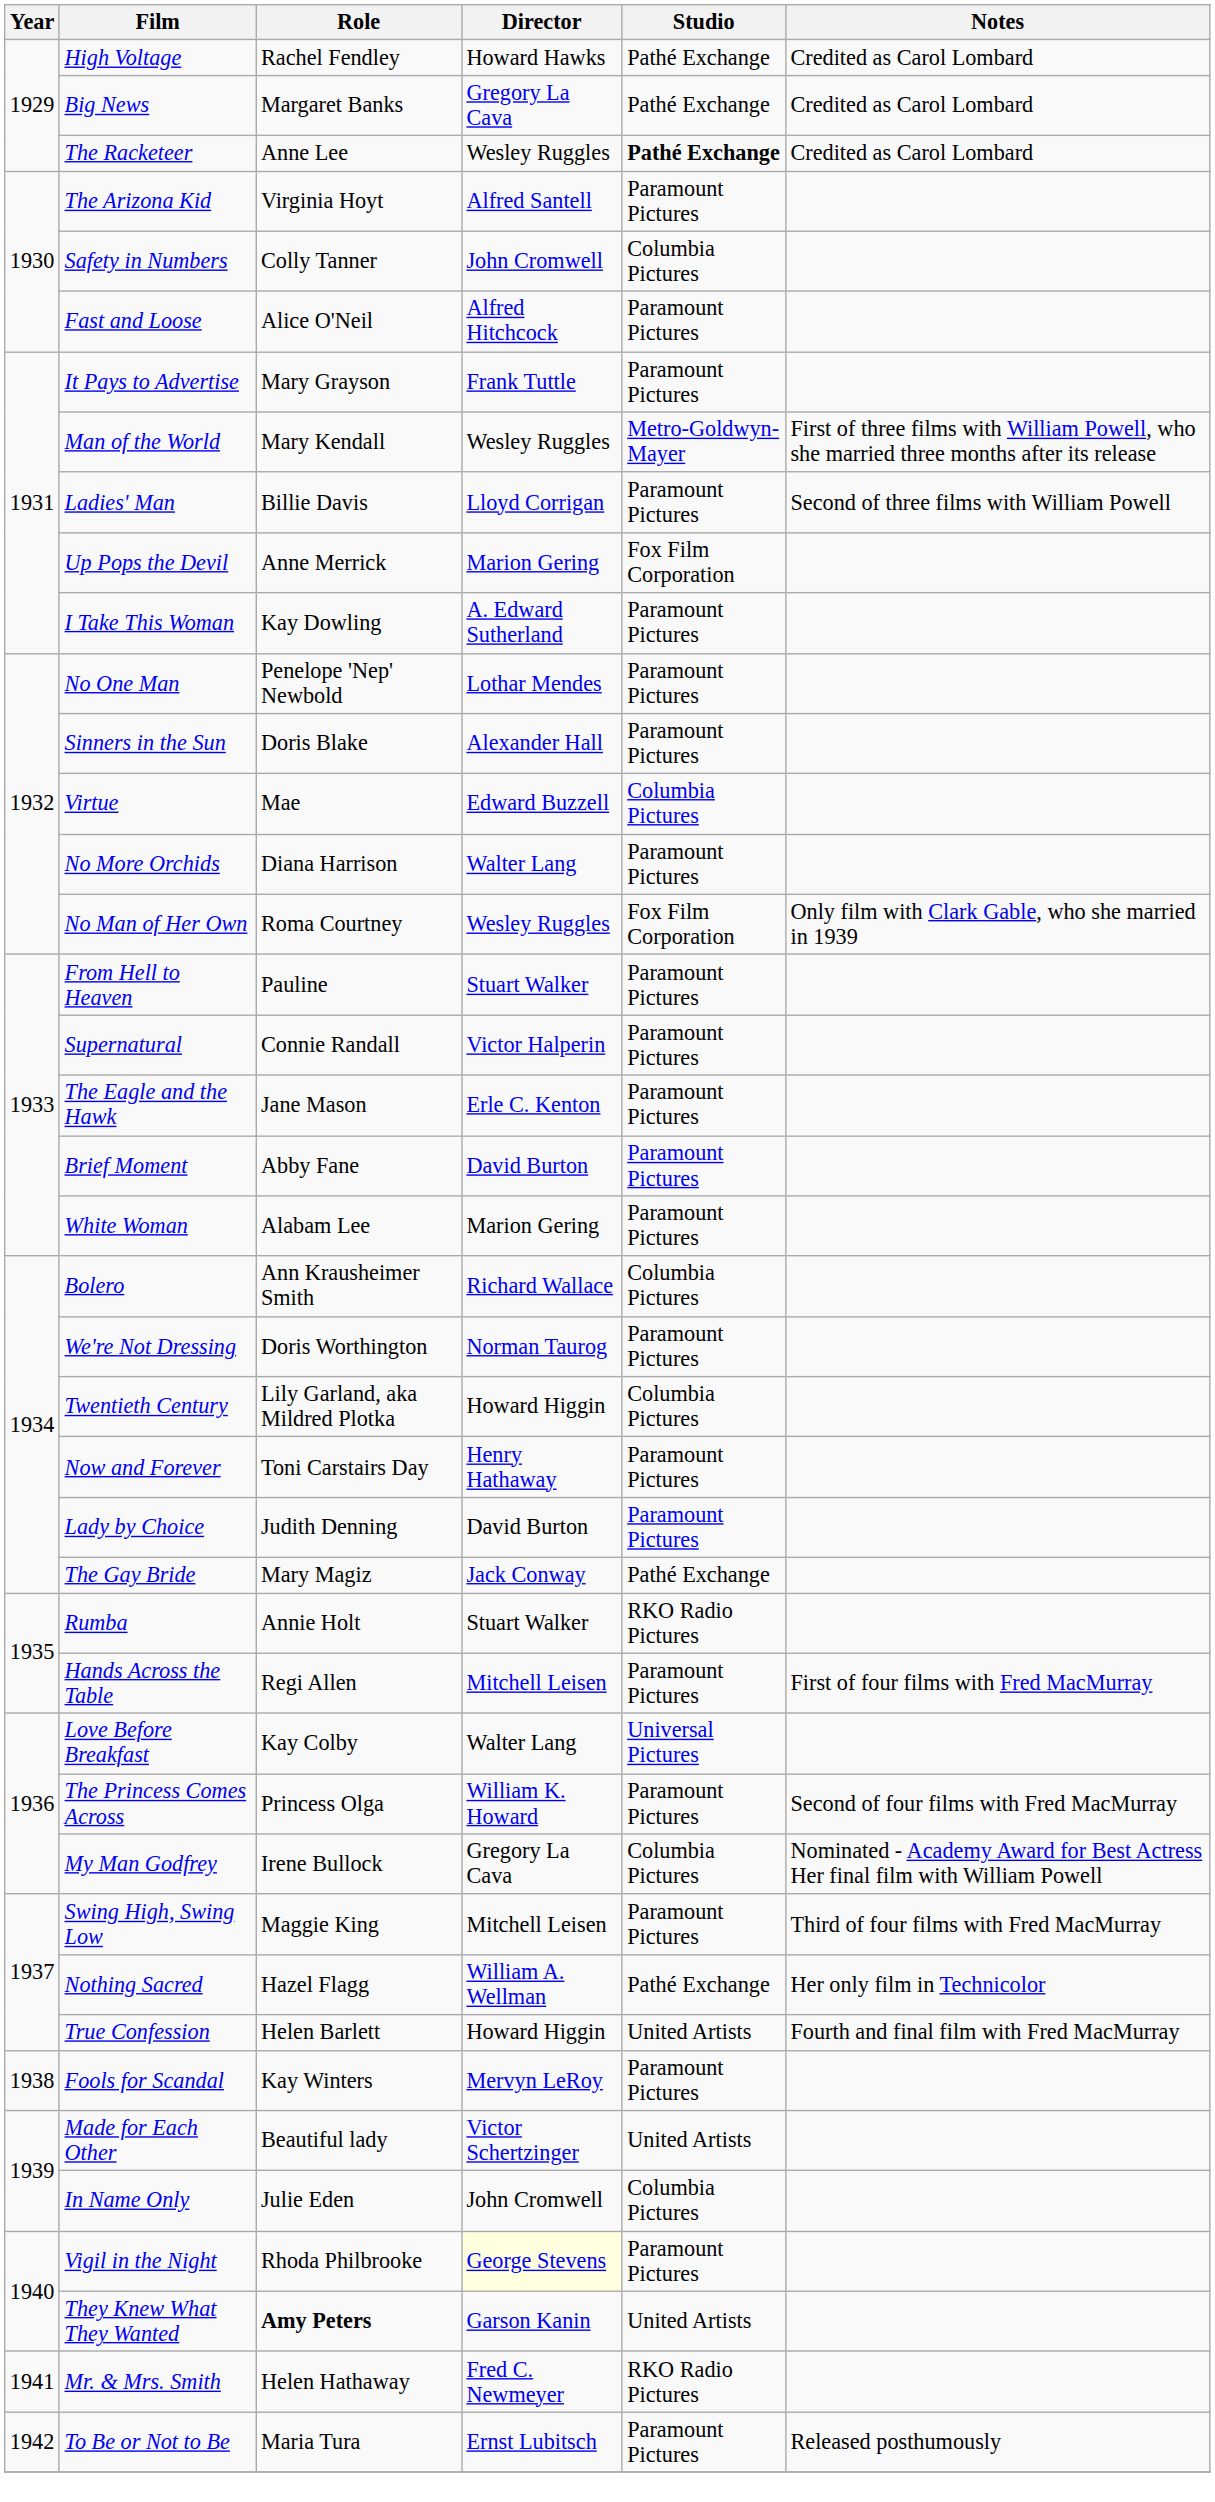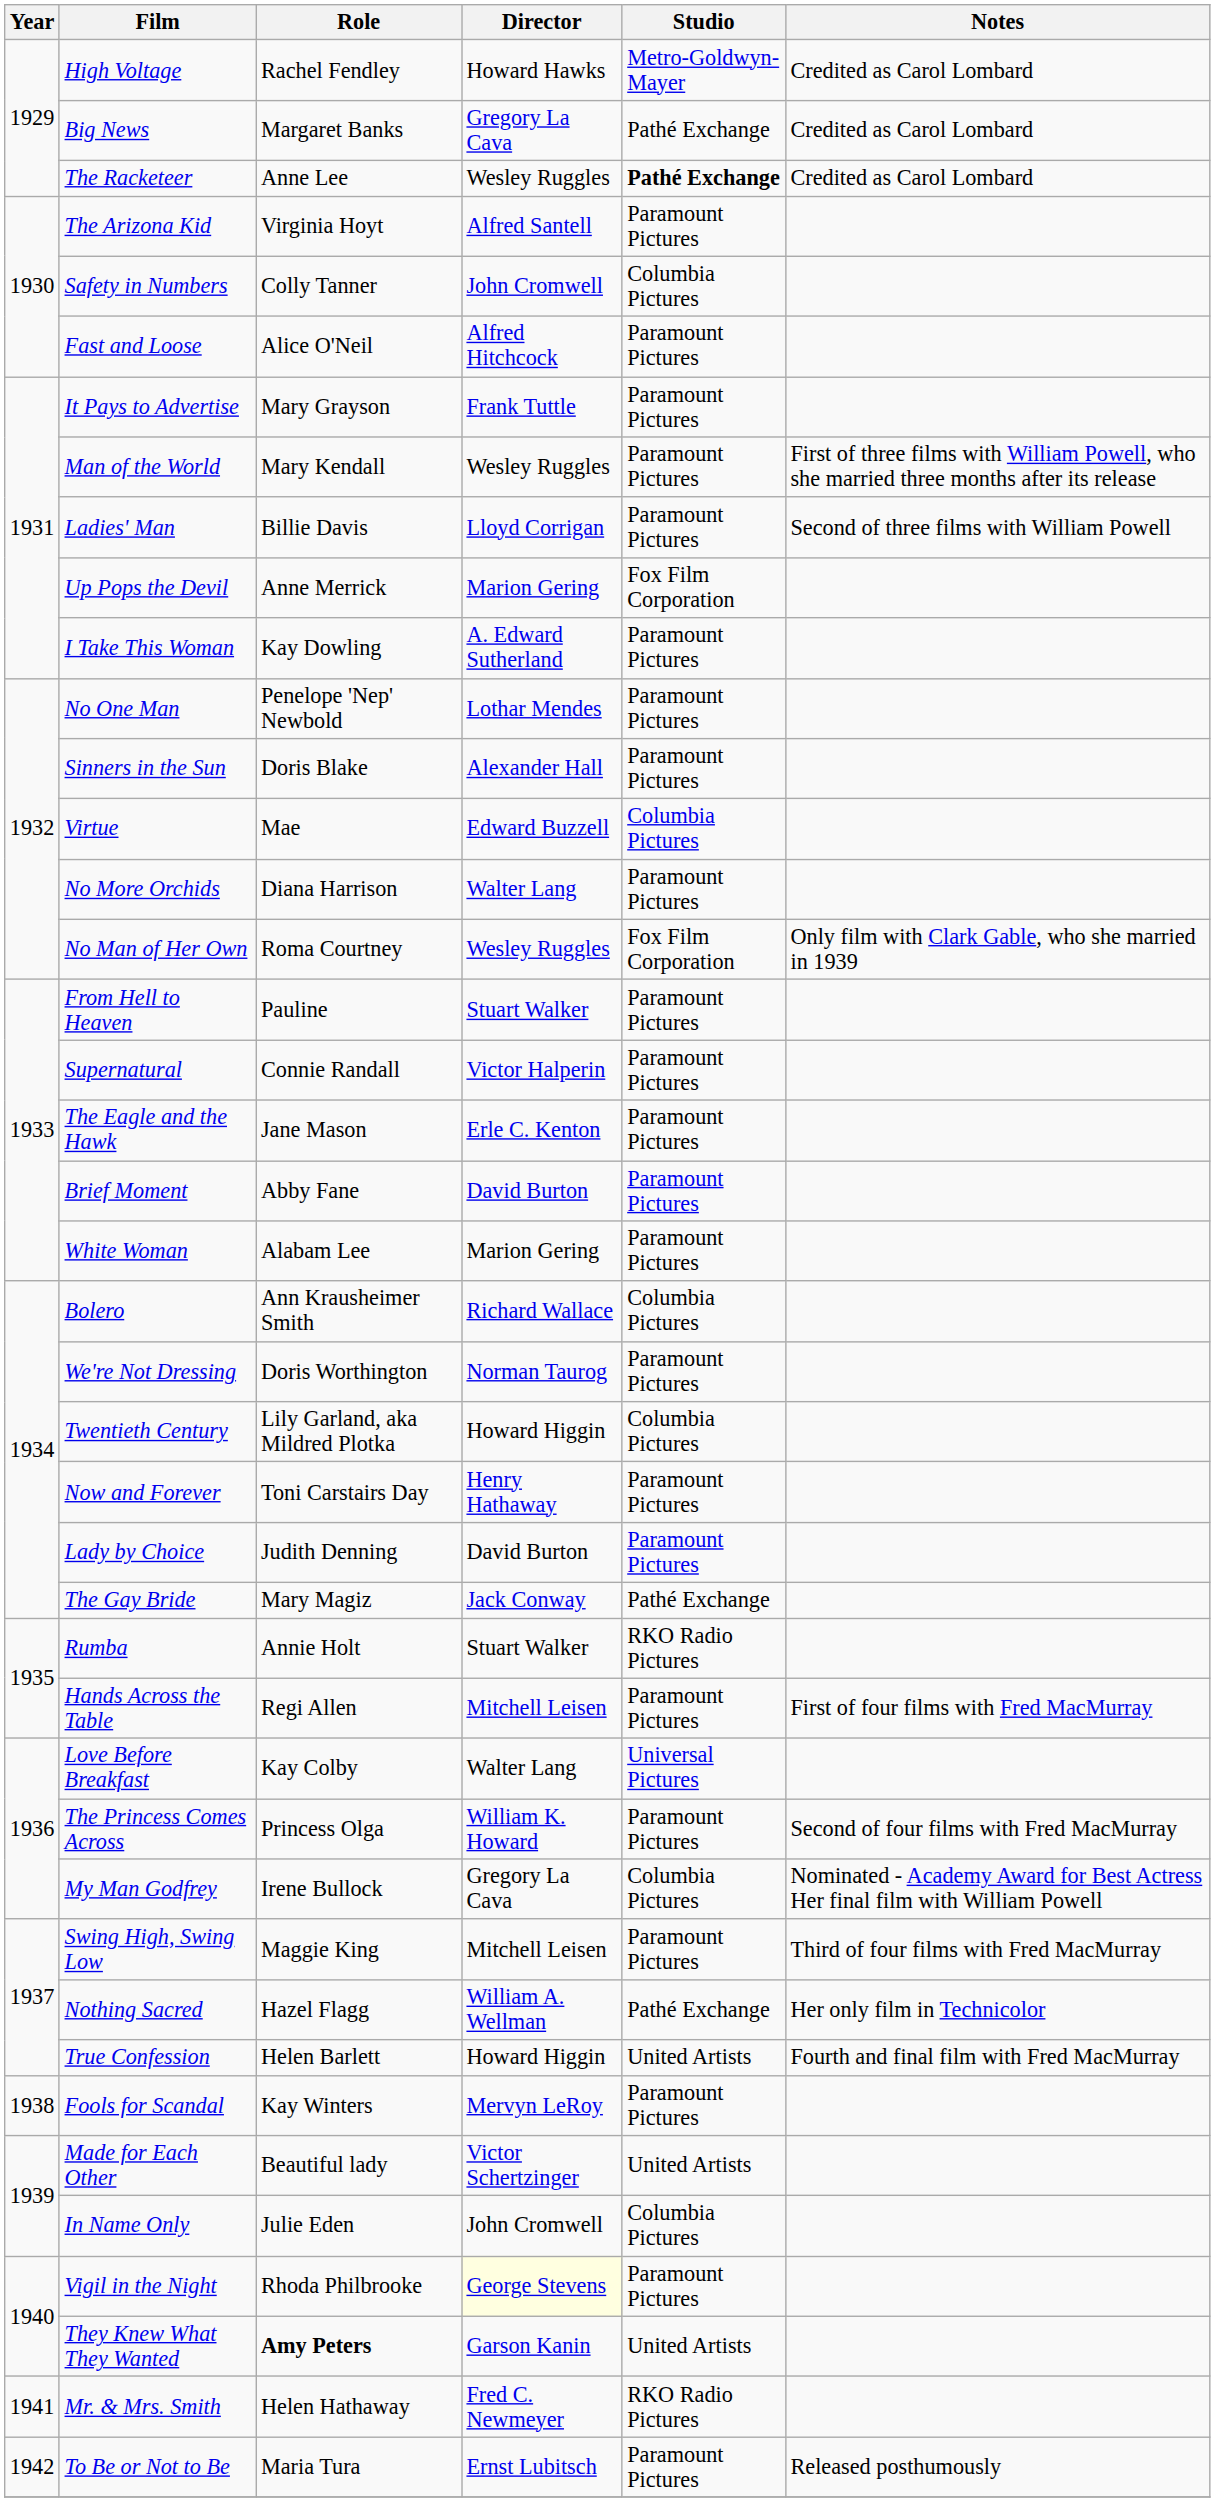(699, 57) Pathé Exchange -> (703, 69) Metro-Goldwyn-Mayer
(703, 441) Metro-Goldwyn-Mayer -> (675, 466) Paramount Pictures
